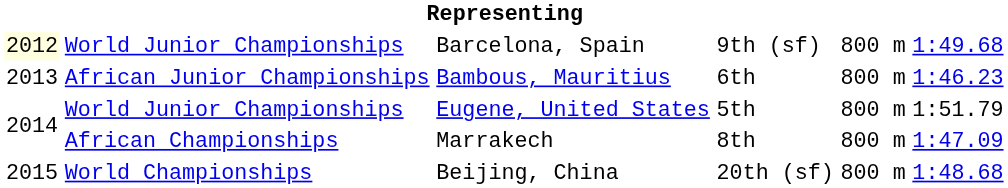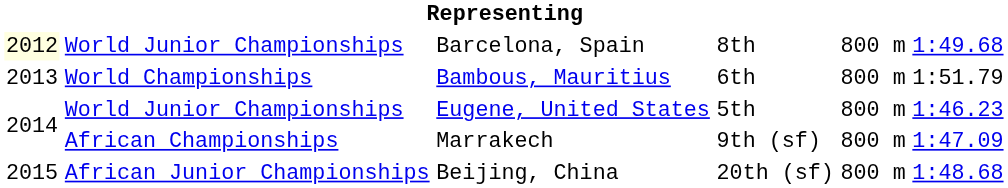(769, 46) 9th (sf) -> (736, 46) 8th
(247, 78) African Junior Championships -> (189, 78) World Championships
(958, 78) 1:46.23 -> (958, 78) 1:51.79
(958, 110) 1:51.79 -> (958, 110) 1:46.23
(736, 141) 8th -> (769, 141) 9th (sf)
(189, 173) World Championships -> (247, 173) African Junior Championships
